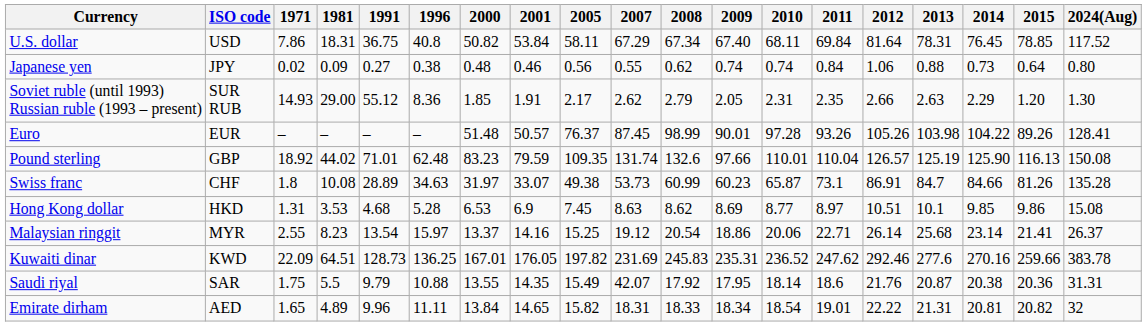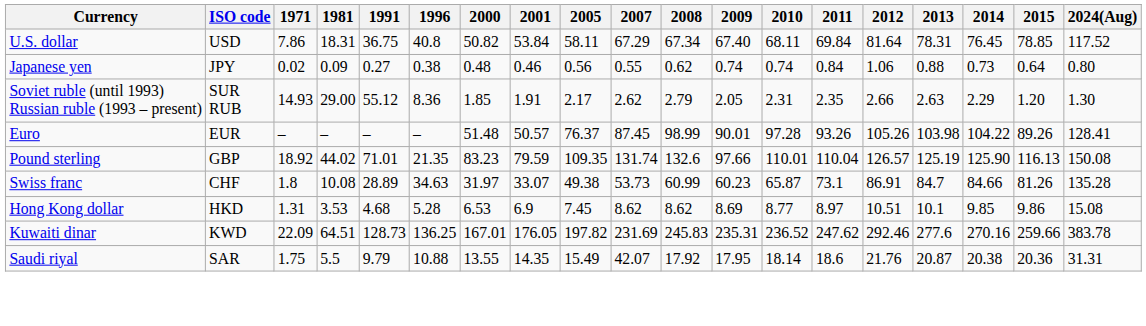(431, 158) 62.48 -> (431, 158) 21.35
(628, 208) 8.63 -> (628, 208) 8.62
- row: (65, 233)
- row: (58, 308)
